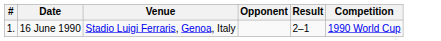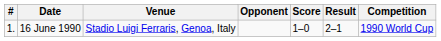+ column: (306, 12)
